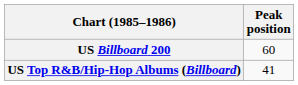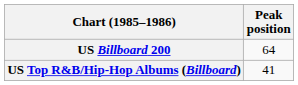(269, 49) 60 -> (269, 49) 64
